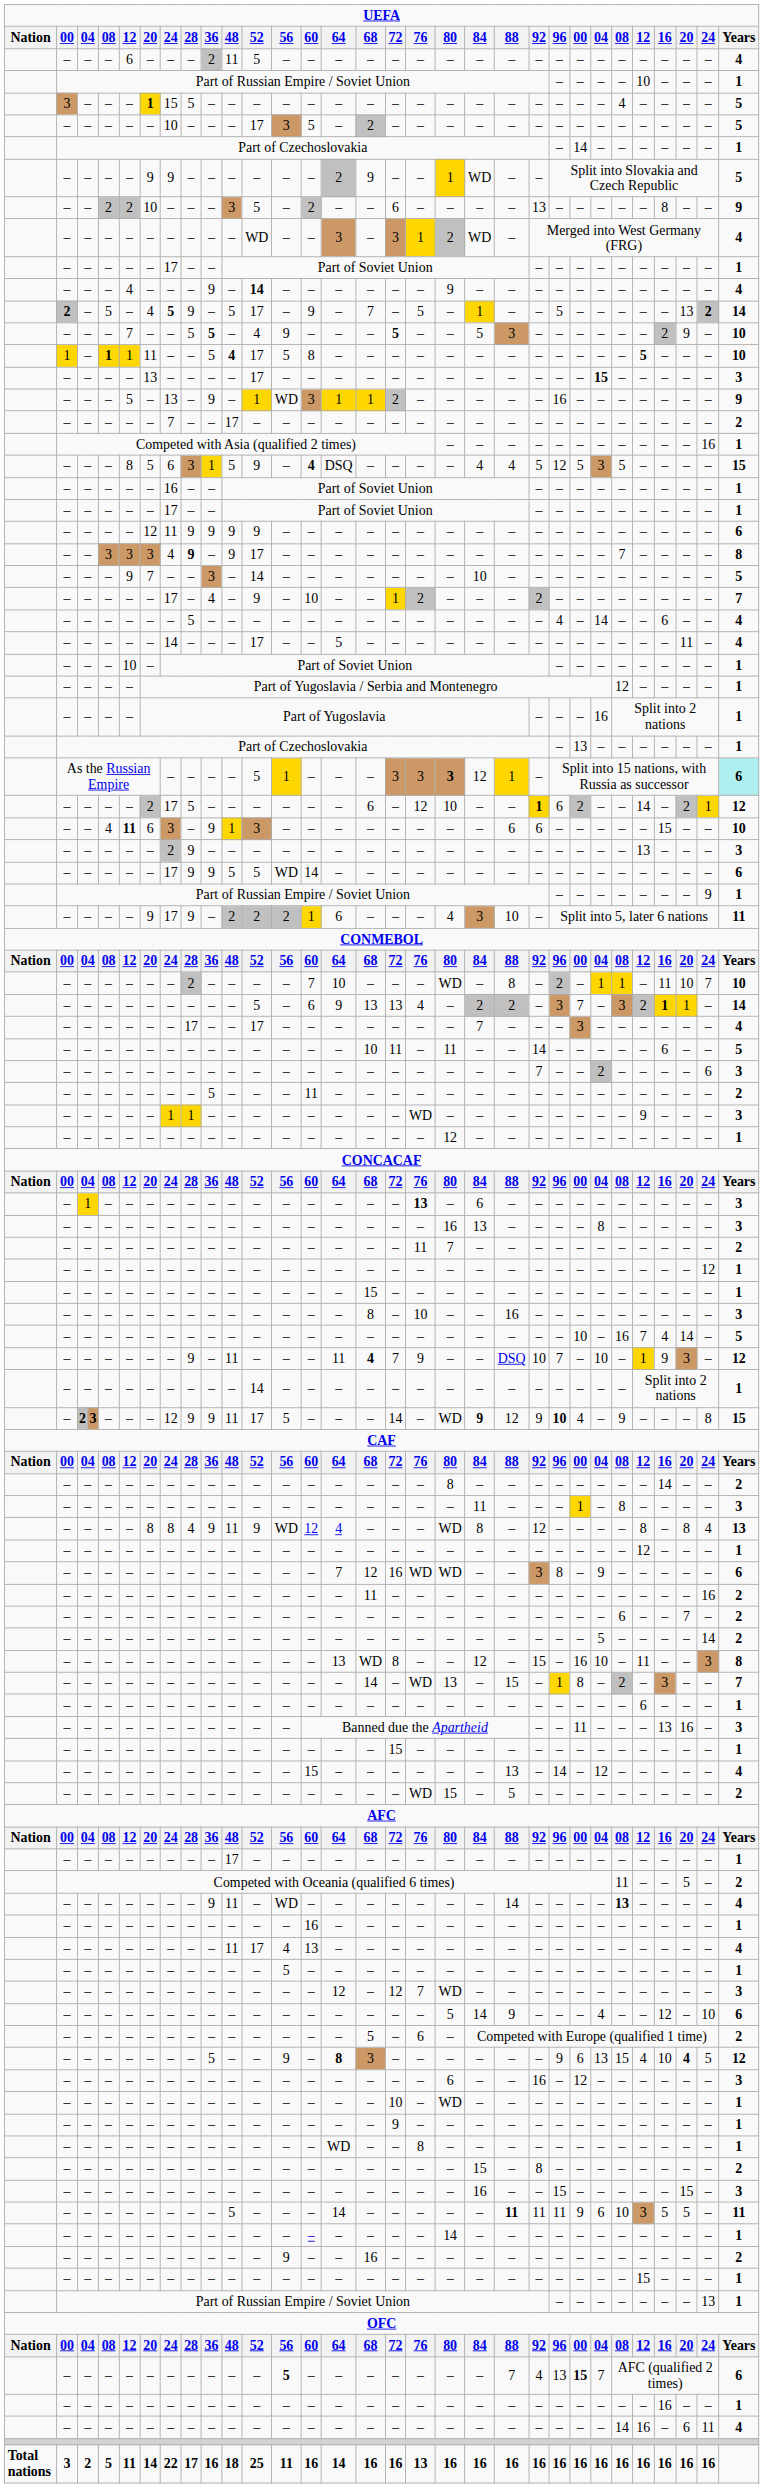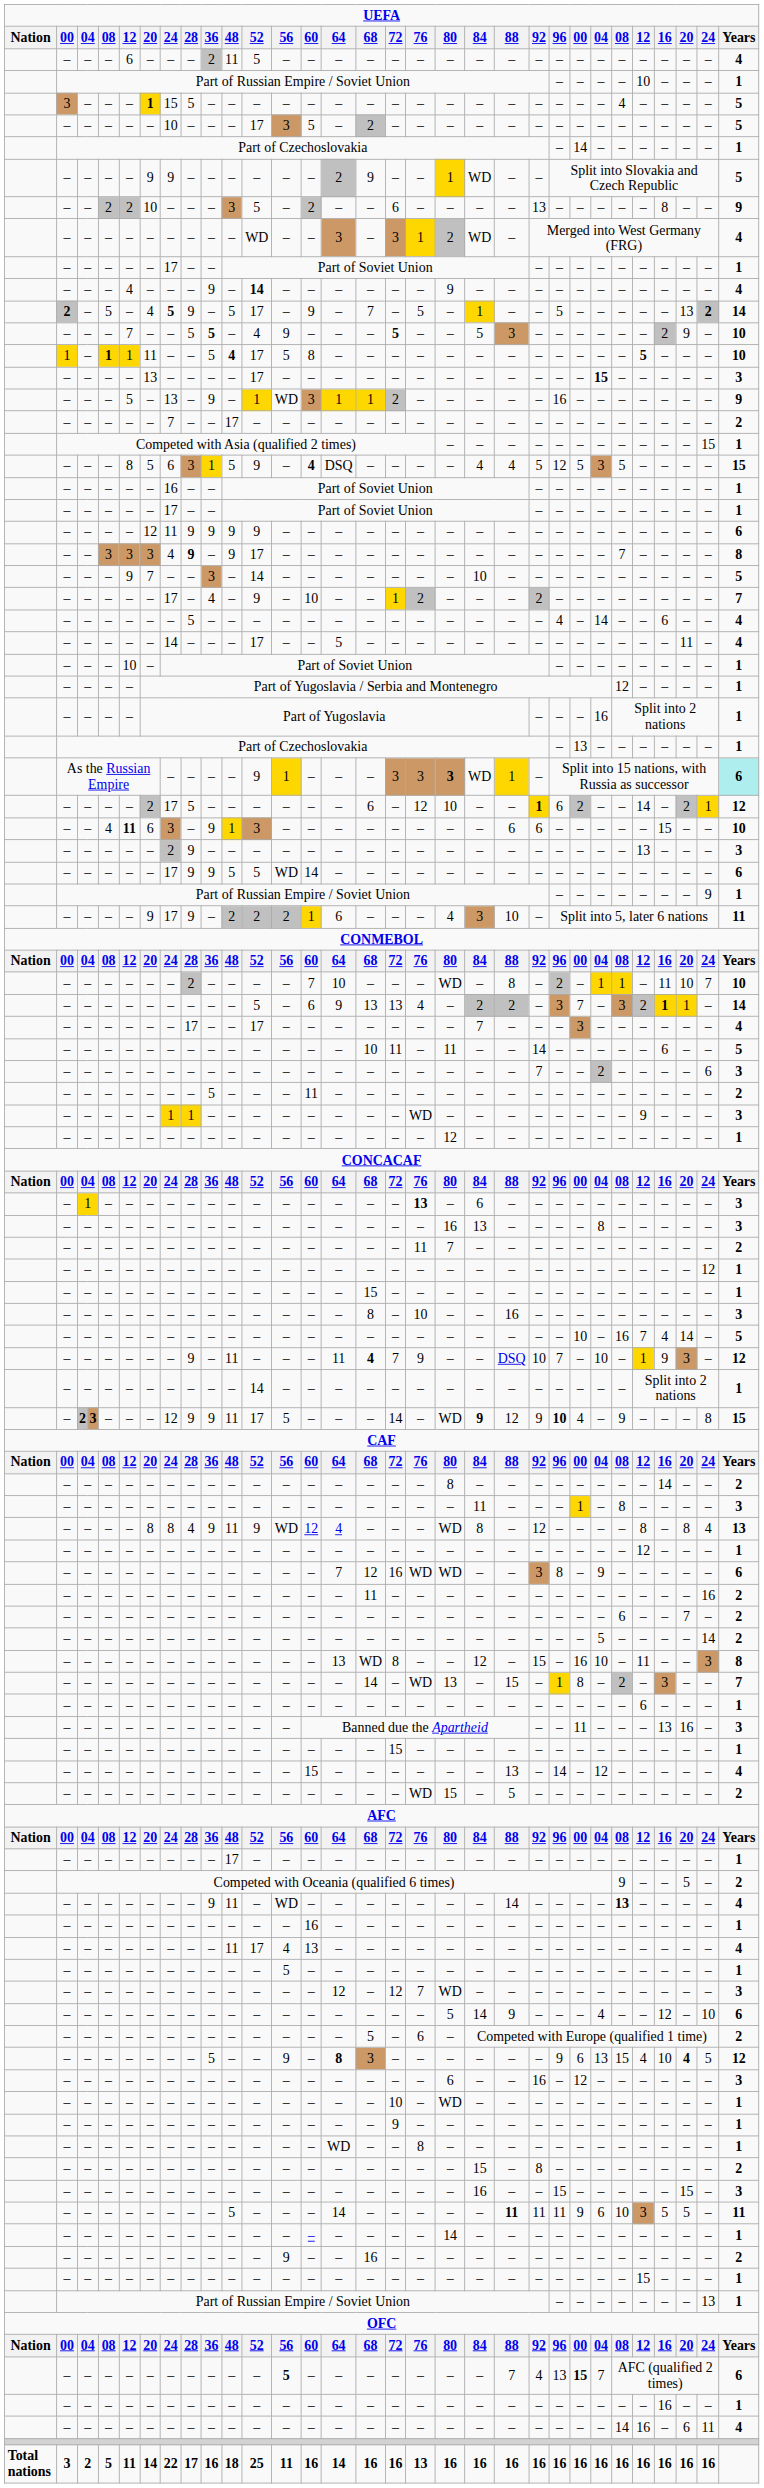(708, 444) 16 -> (708, 444) 15
(257, 776) 5 -> (257, 776) 9
(480, 776) 12 -> (480, 776) WD
(622, 1882) 11 -> (622, 1882) 9
